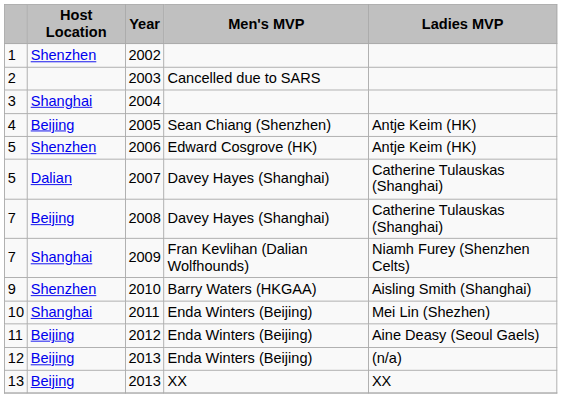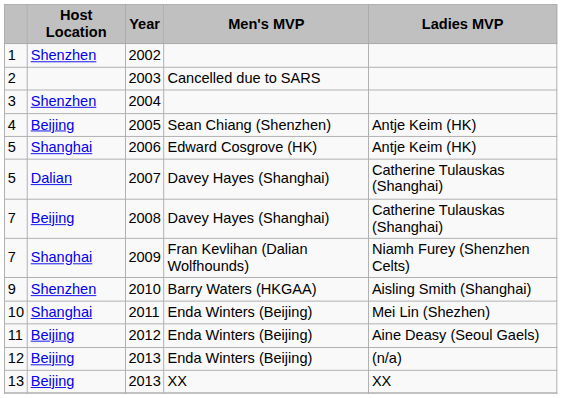(61, 101) Shanghai -> (64, 101) Shenzhen
(64, 147) Shenzhen -> (61, 147) Shanghai
